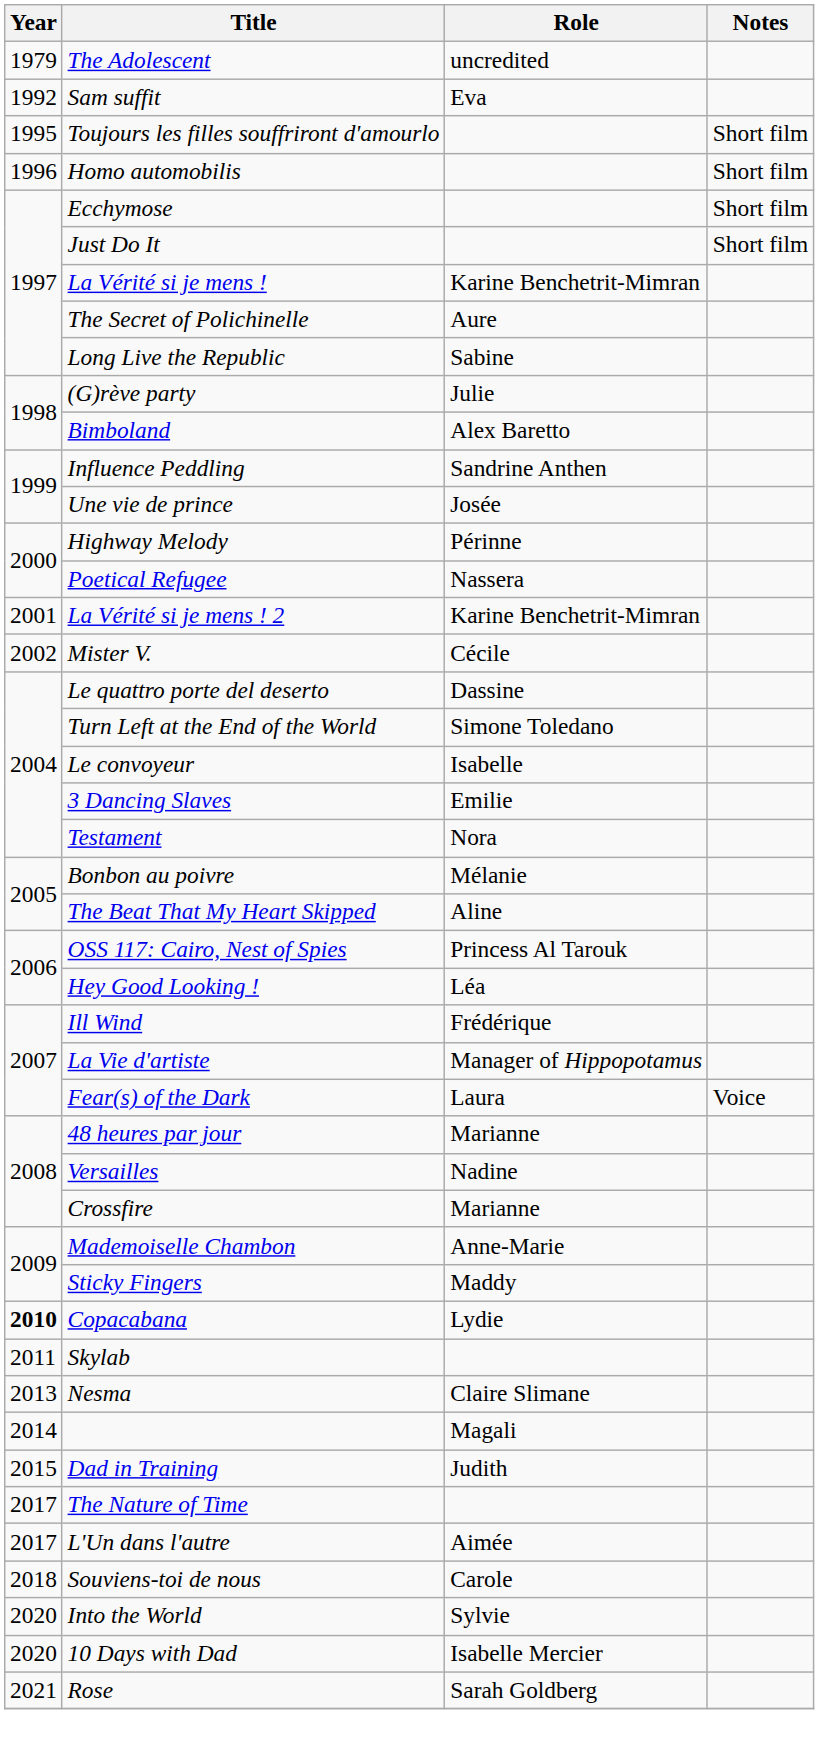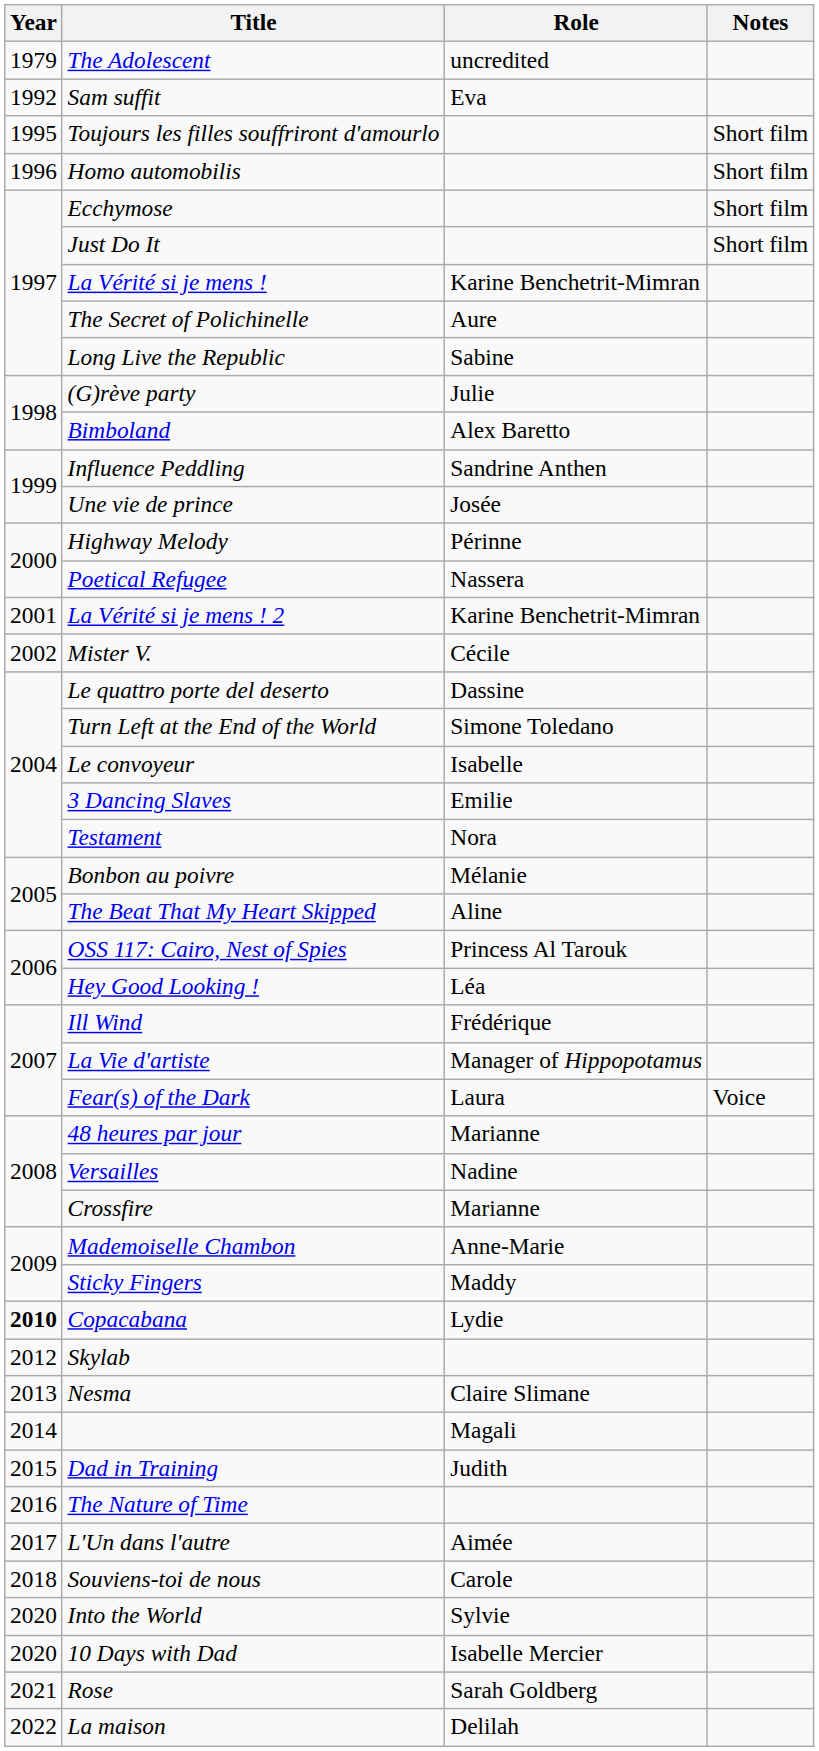(33, 1356) 2011 -> (33, 1356) 2012
(33, 1504) 2017 -> (33, 1504) 2016
+ row: (117, 1727)
